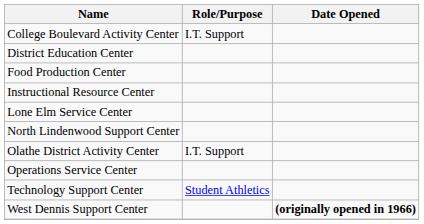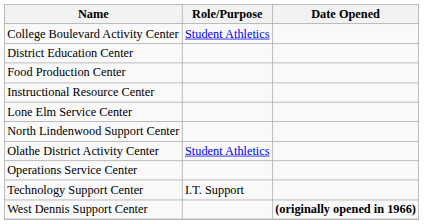(215, 33) I.T. Support -> (227, 33) Student Athletics
(215, 151) I.T. Support -> (227, 151) Student Athletics
(227, 190) Student Athletics -> (215, 190) I.T. Support
